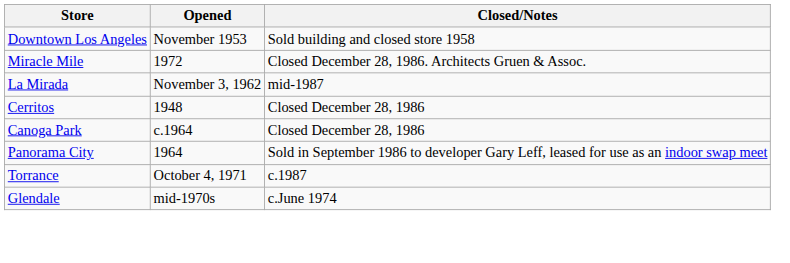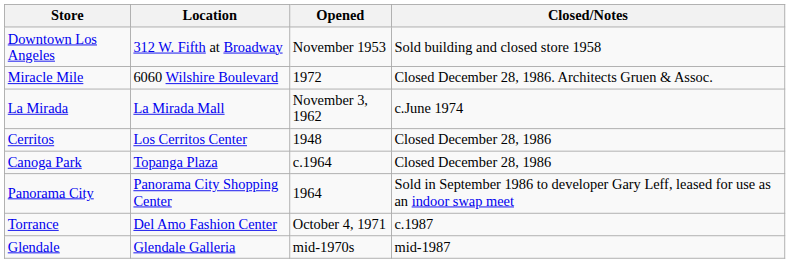+ column: (210, 15)
(296, 84) mid-1987 -> (429, 108) c.June 1974
(302, 198) c.June 1974 -> (422, 247) mid-1987
